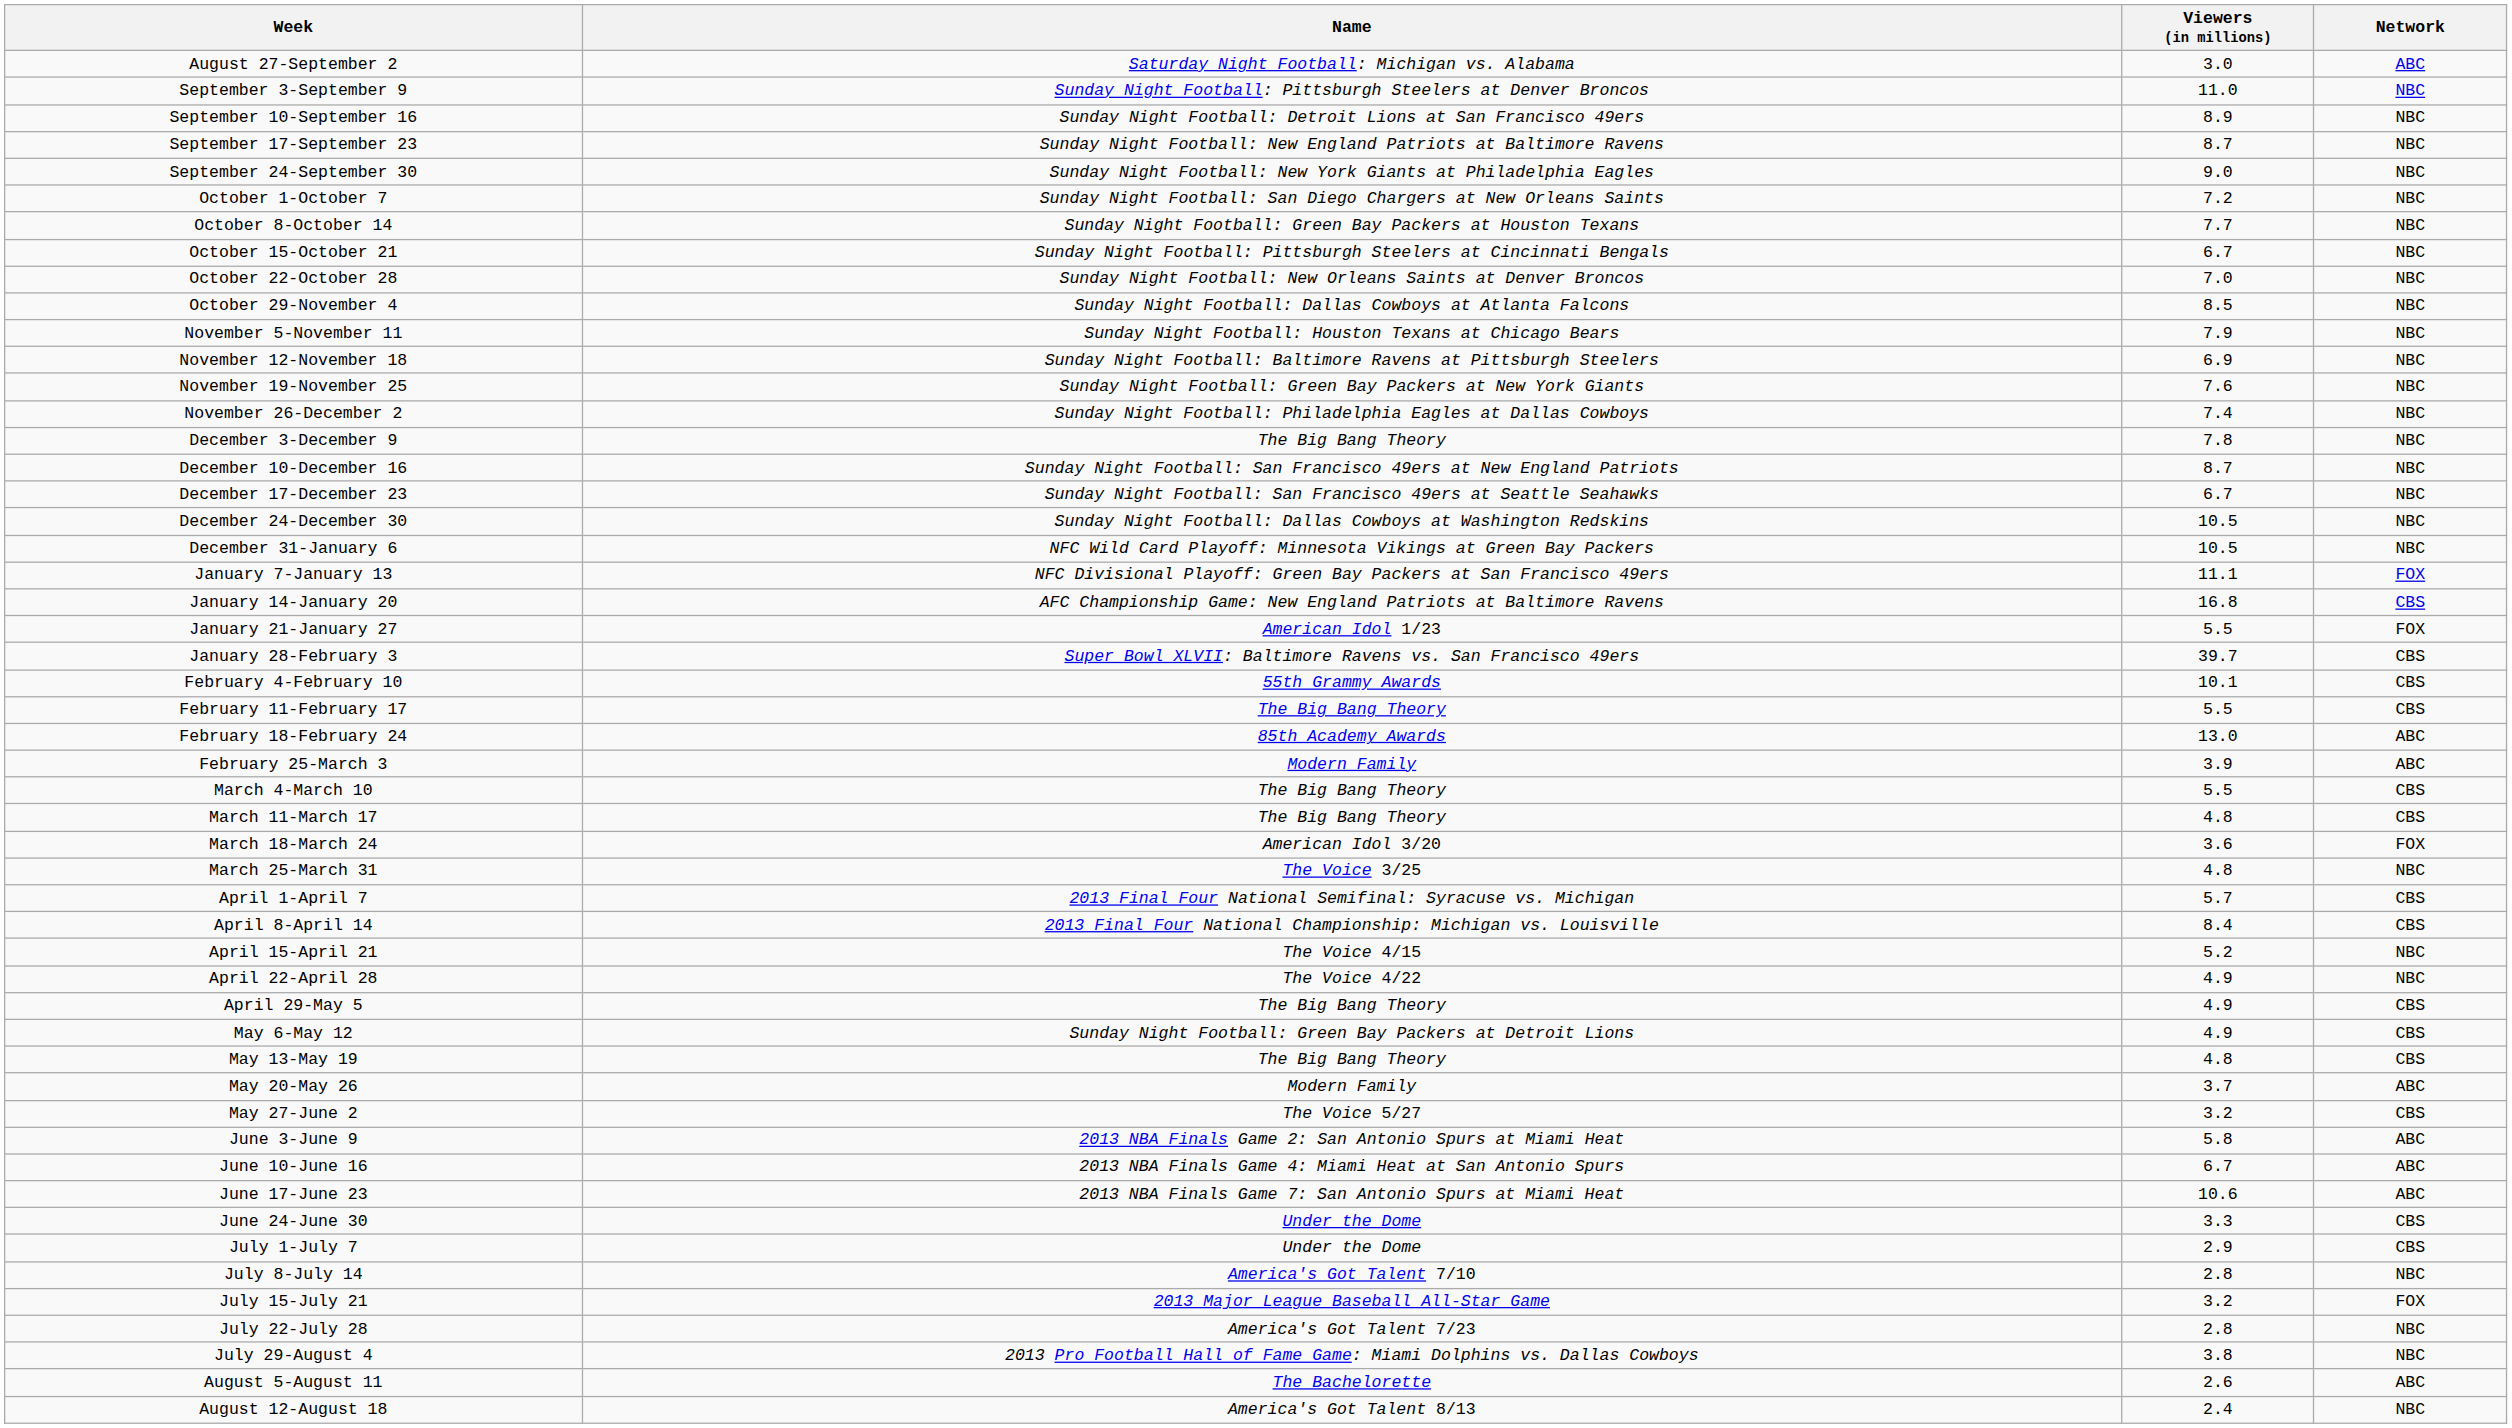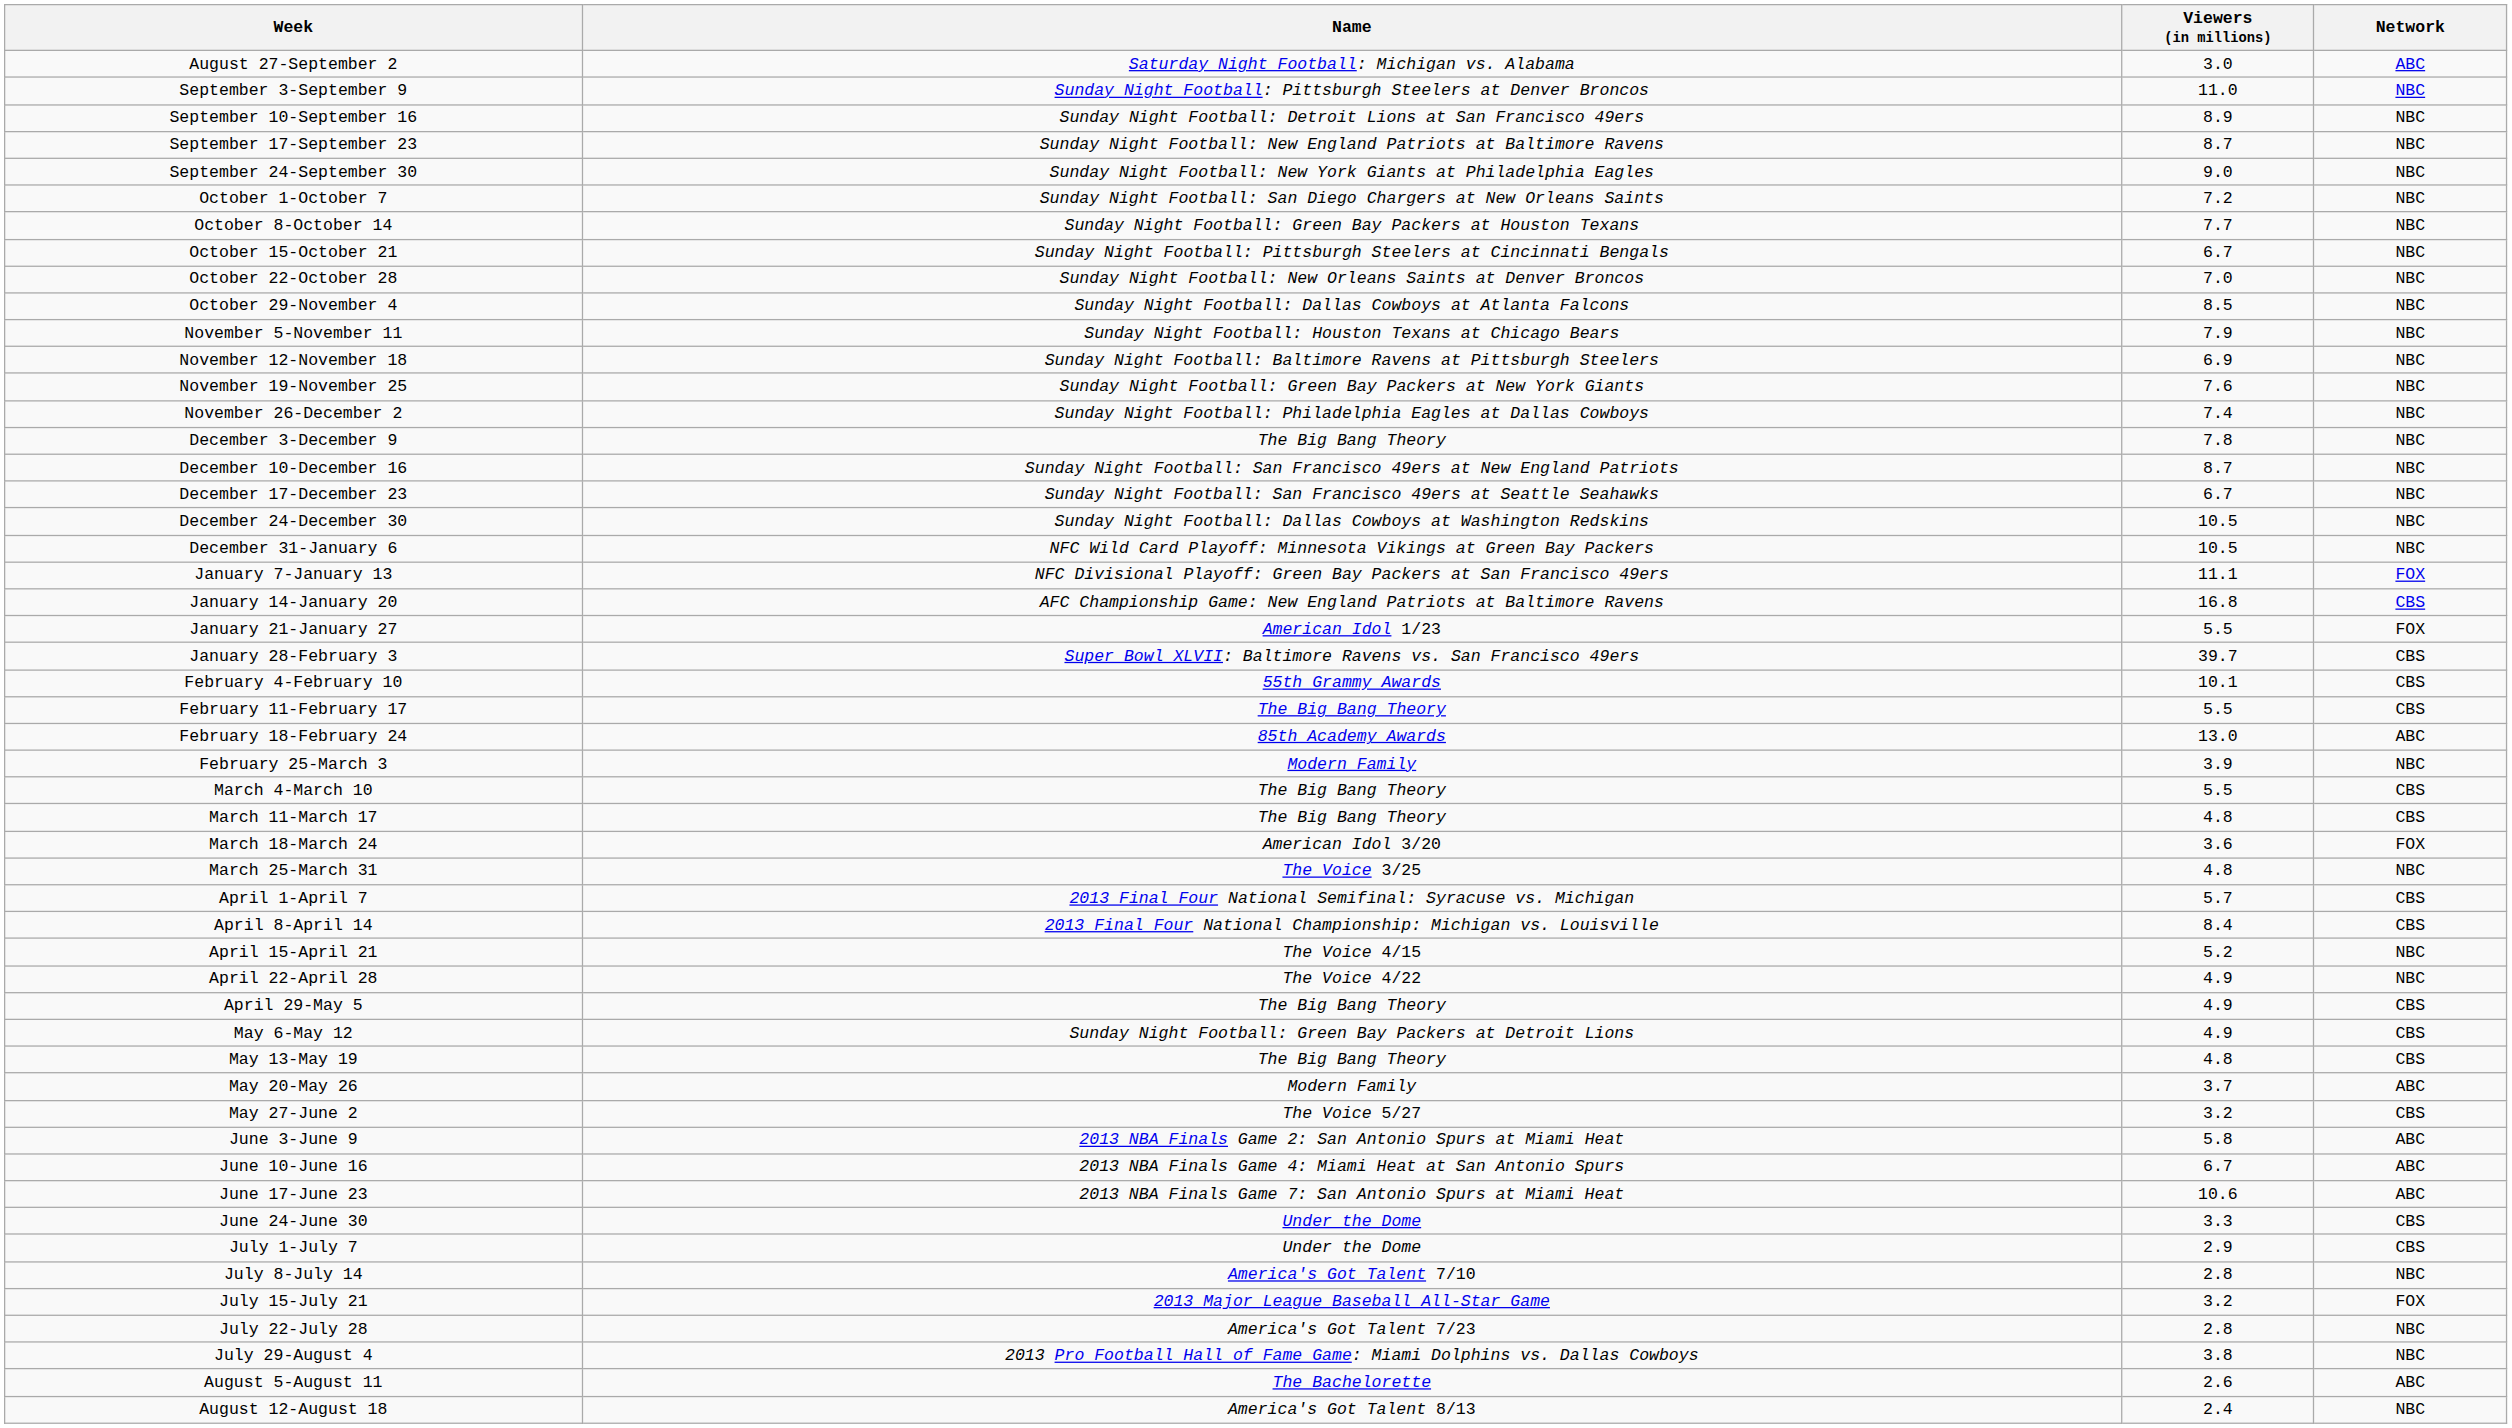(2410, 764) ABC -> (2410, 764) NBC
